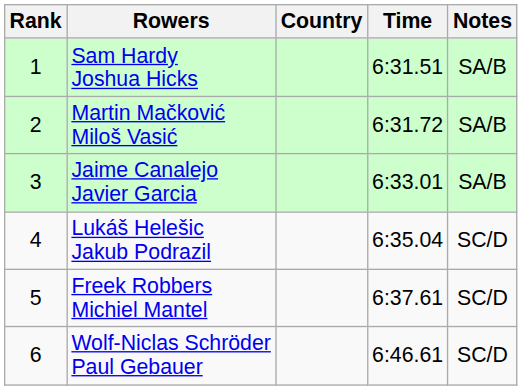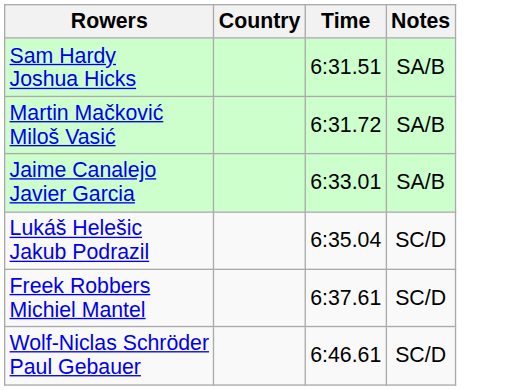- column: (36, 21)
